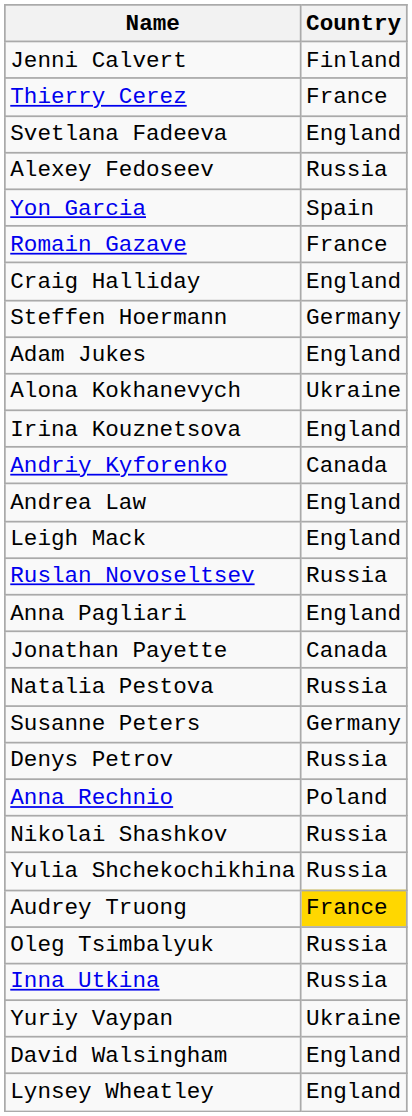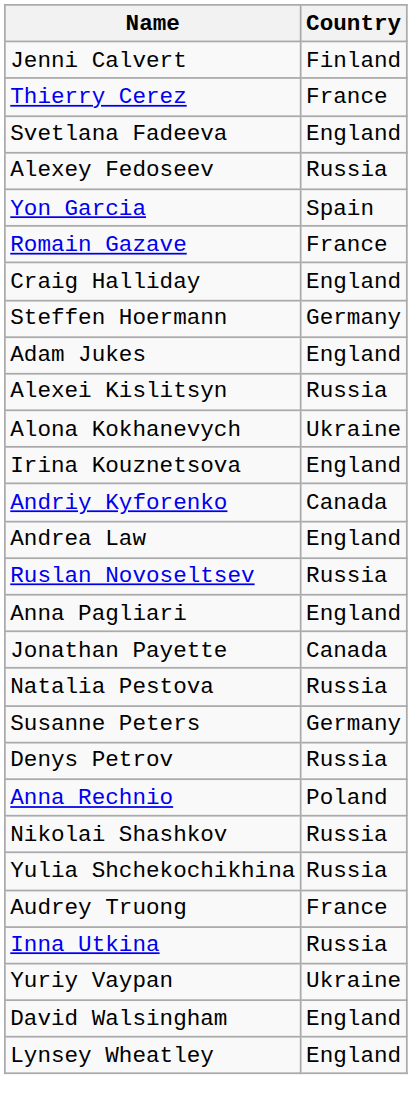+ row: (119, 392)
- row: (78, 539)
(347, 908) gold background -> (347, 908) no background
- row: (112, 945)
